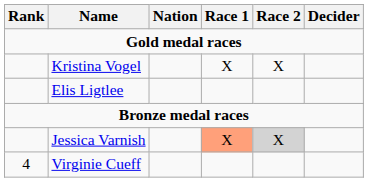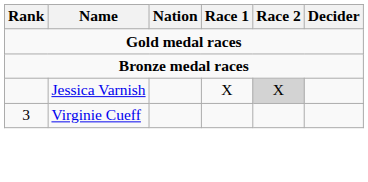- row: (96, 66)
- row: (87, 90)
(227, 139) lightsalmon background -> (227, 90) no background
(26, 164) 4 -> (26, 115) 3
